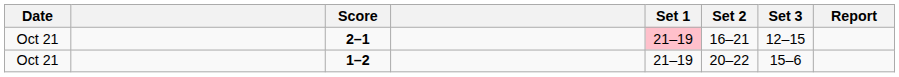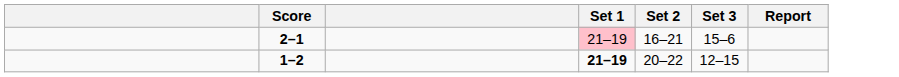- column: (38, 16)
(785, 39) 12–15 -> (719, 39) 15–6
(673, 61) normal -> (607, 61) bold
(785, 61) 15–6 -> (719, 61) 12–15
